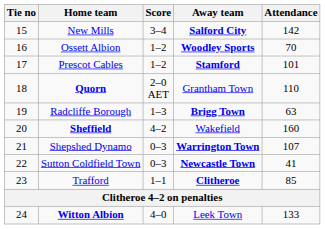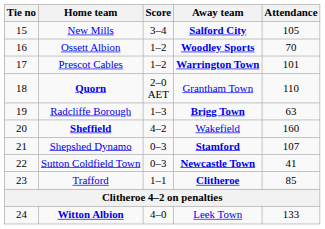(291, 30) 142 -> (291, 30) 105
(218, 64) Stamford -> (218, 64) Warrington Town
(218, 146) Warrington Town -> (218, 146) Stamford
